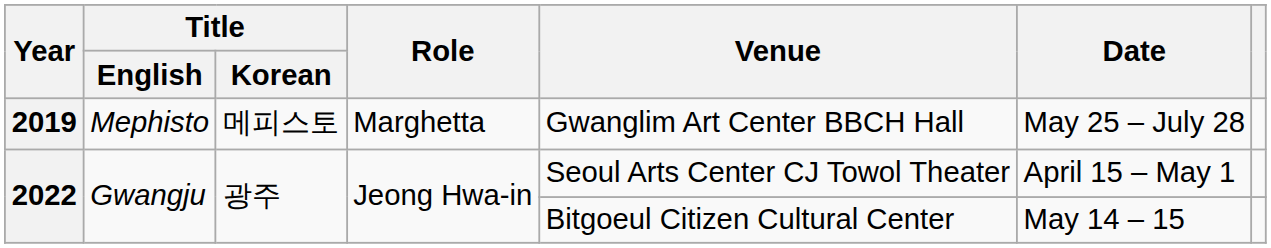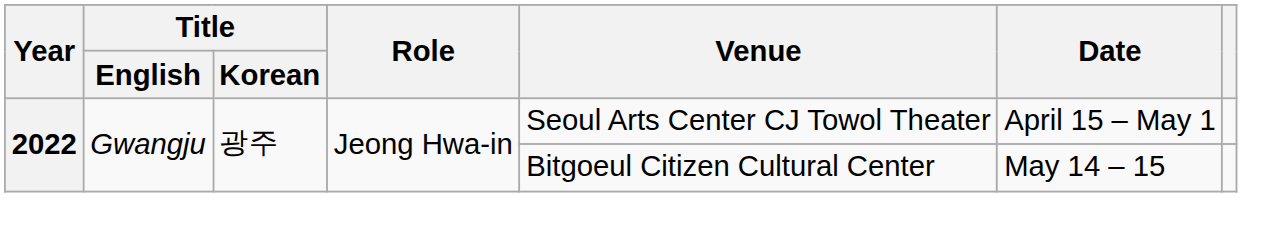- row: (44, 123)
